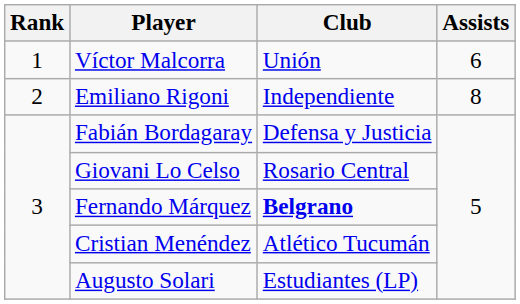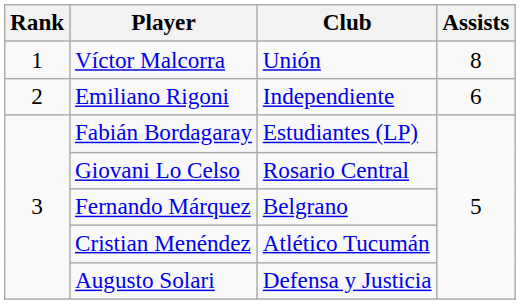(476, 59) 6 -> (476, 59) 8
(476, 96) 8 -> (476, 96) 6
(347, 133) Defensa y Justicia -> (340, 133) Estudiantes (LP)
(308, 206) bold -> (305, 206) normal
(340, 280) Estudiantes (LP) -> (347, 280) Defensa y Justicia
